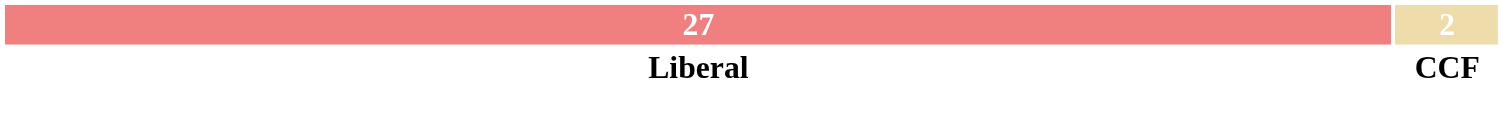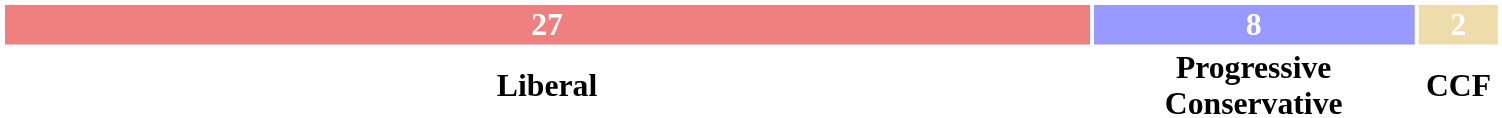+ column: (1254, 24)
